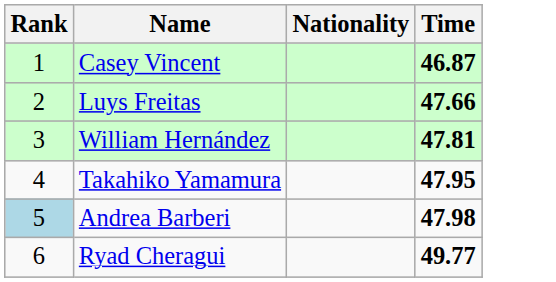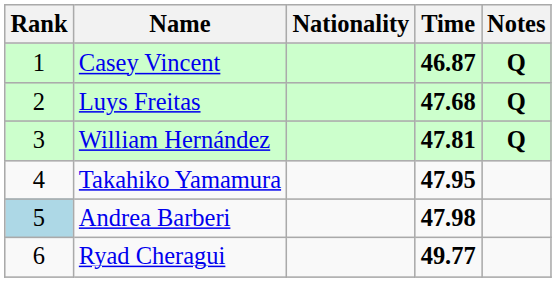+ column: (516, 23)
(448, 101) 47.66 -> (448, 101) 47.68
